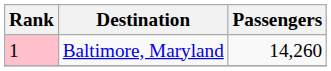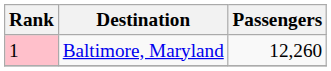(296, 50) 14,260 -> (296, 50) 12,260
